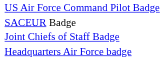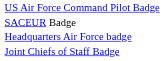rows swapped: (62, 37) <-> (68, 51)
